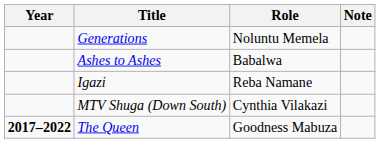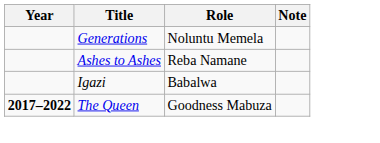(257, 60) Babalwa -> (207, 60) Reba Namane
(272, 82) Reba Namane -> (192, 82) Babalwa
- row: (152, 104)
